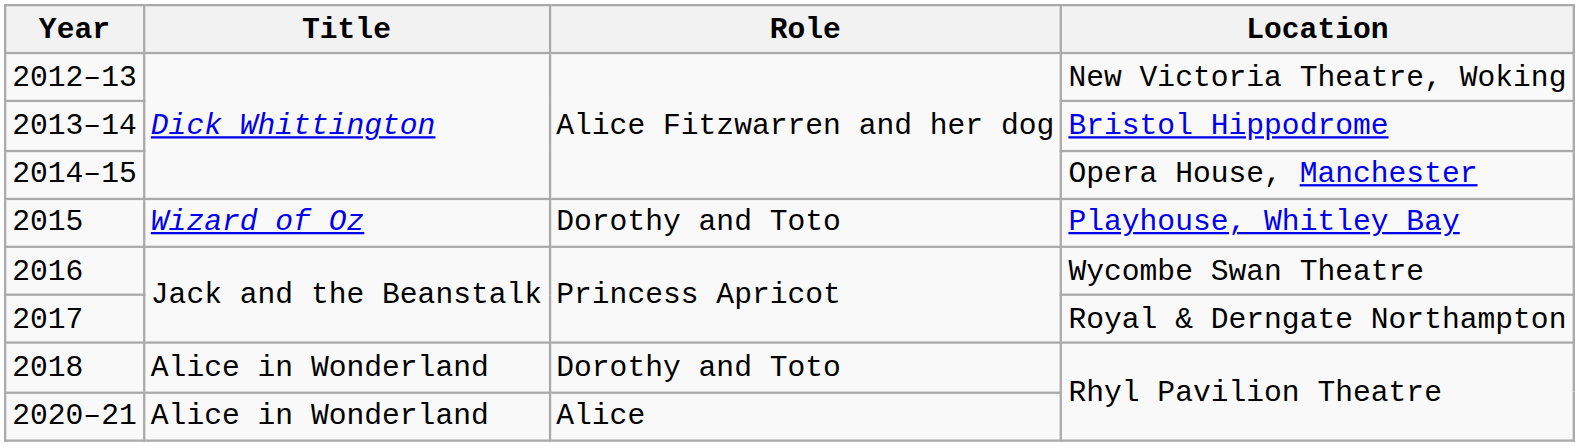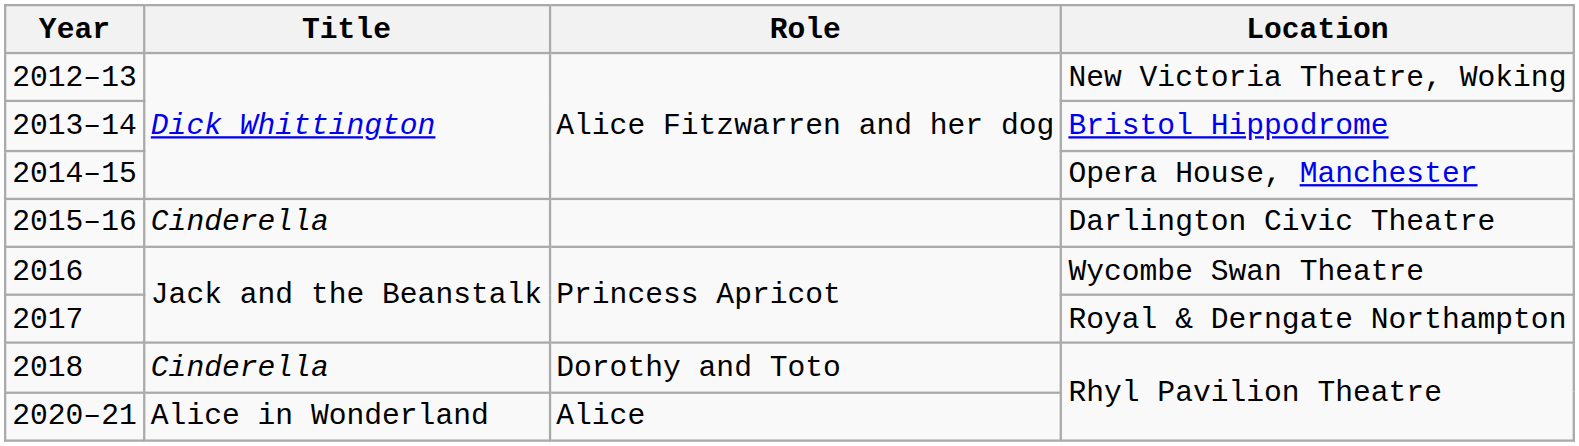- row: (48, 223)
+ row: (74, 223)
(320, 367) Alice in Wonderland -> (240, 367) Cinderella
